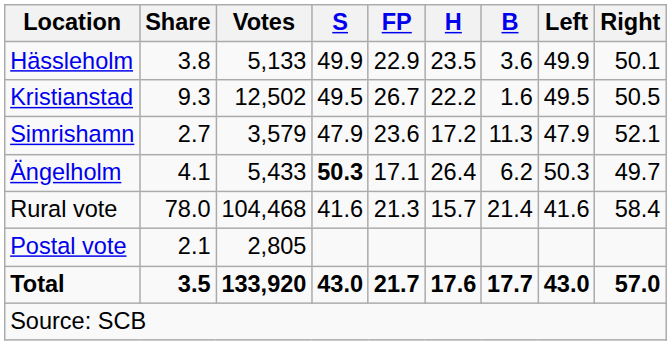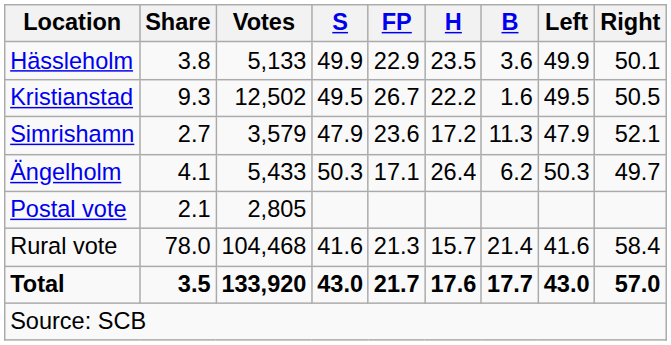(340, 172) bold -> (340, 172) normal
rows swapped: (64, 209) <-> (68, 246)
